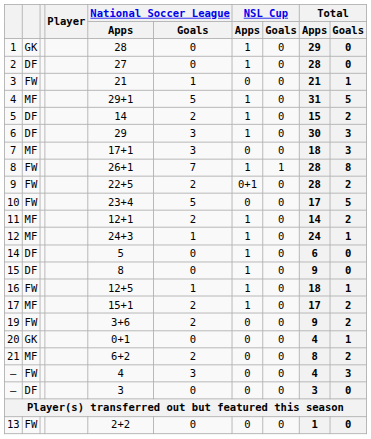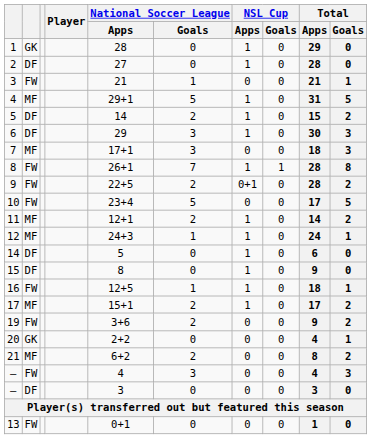(121, 339) 0+1 -> (121, 339) 2+2
(121, 425) 2+2 -> (121, 425) 0+1
